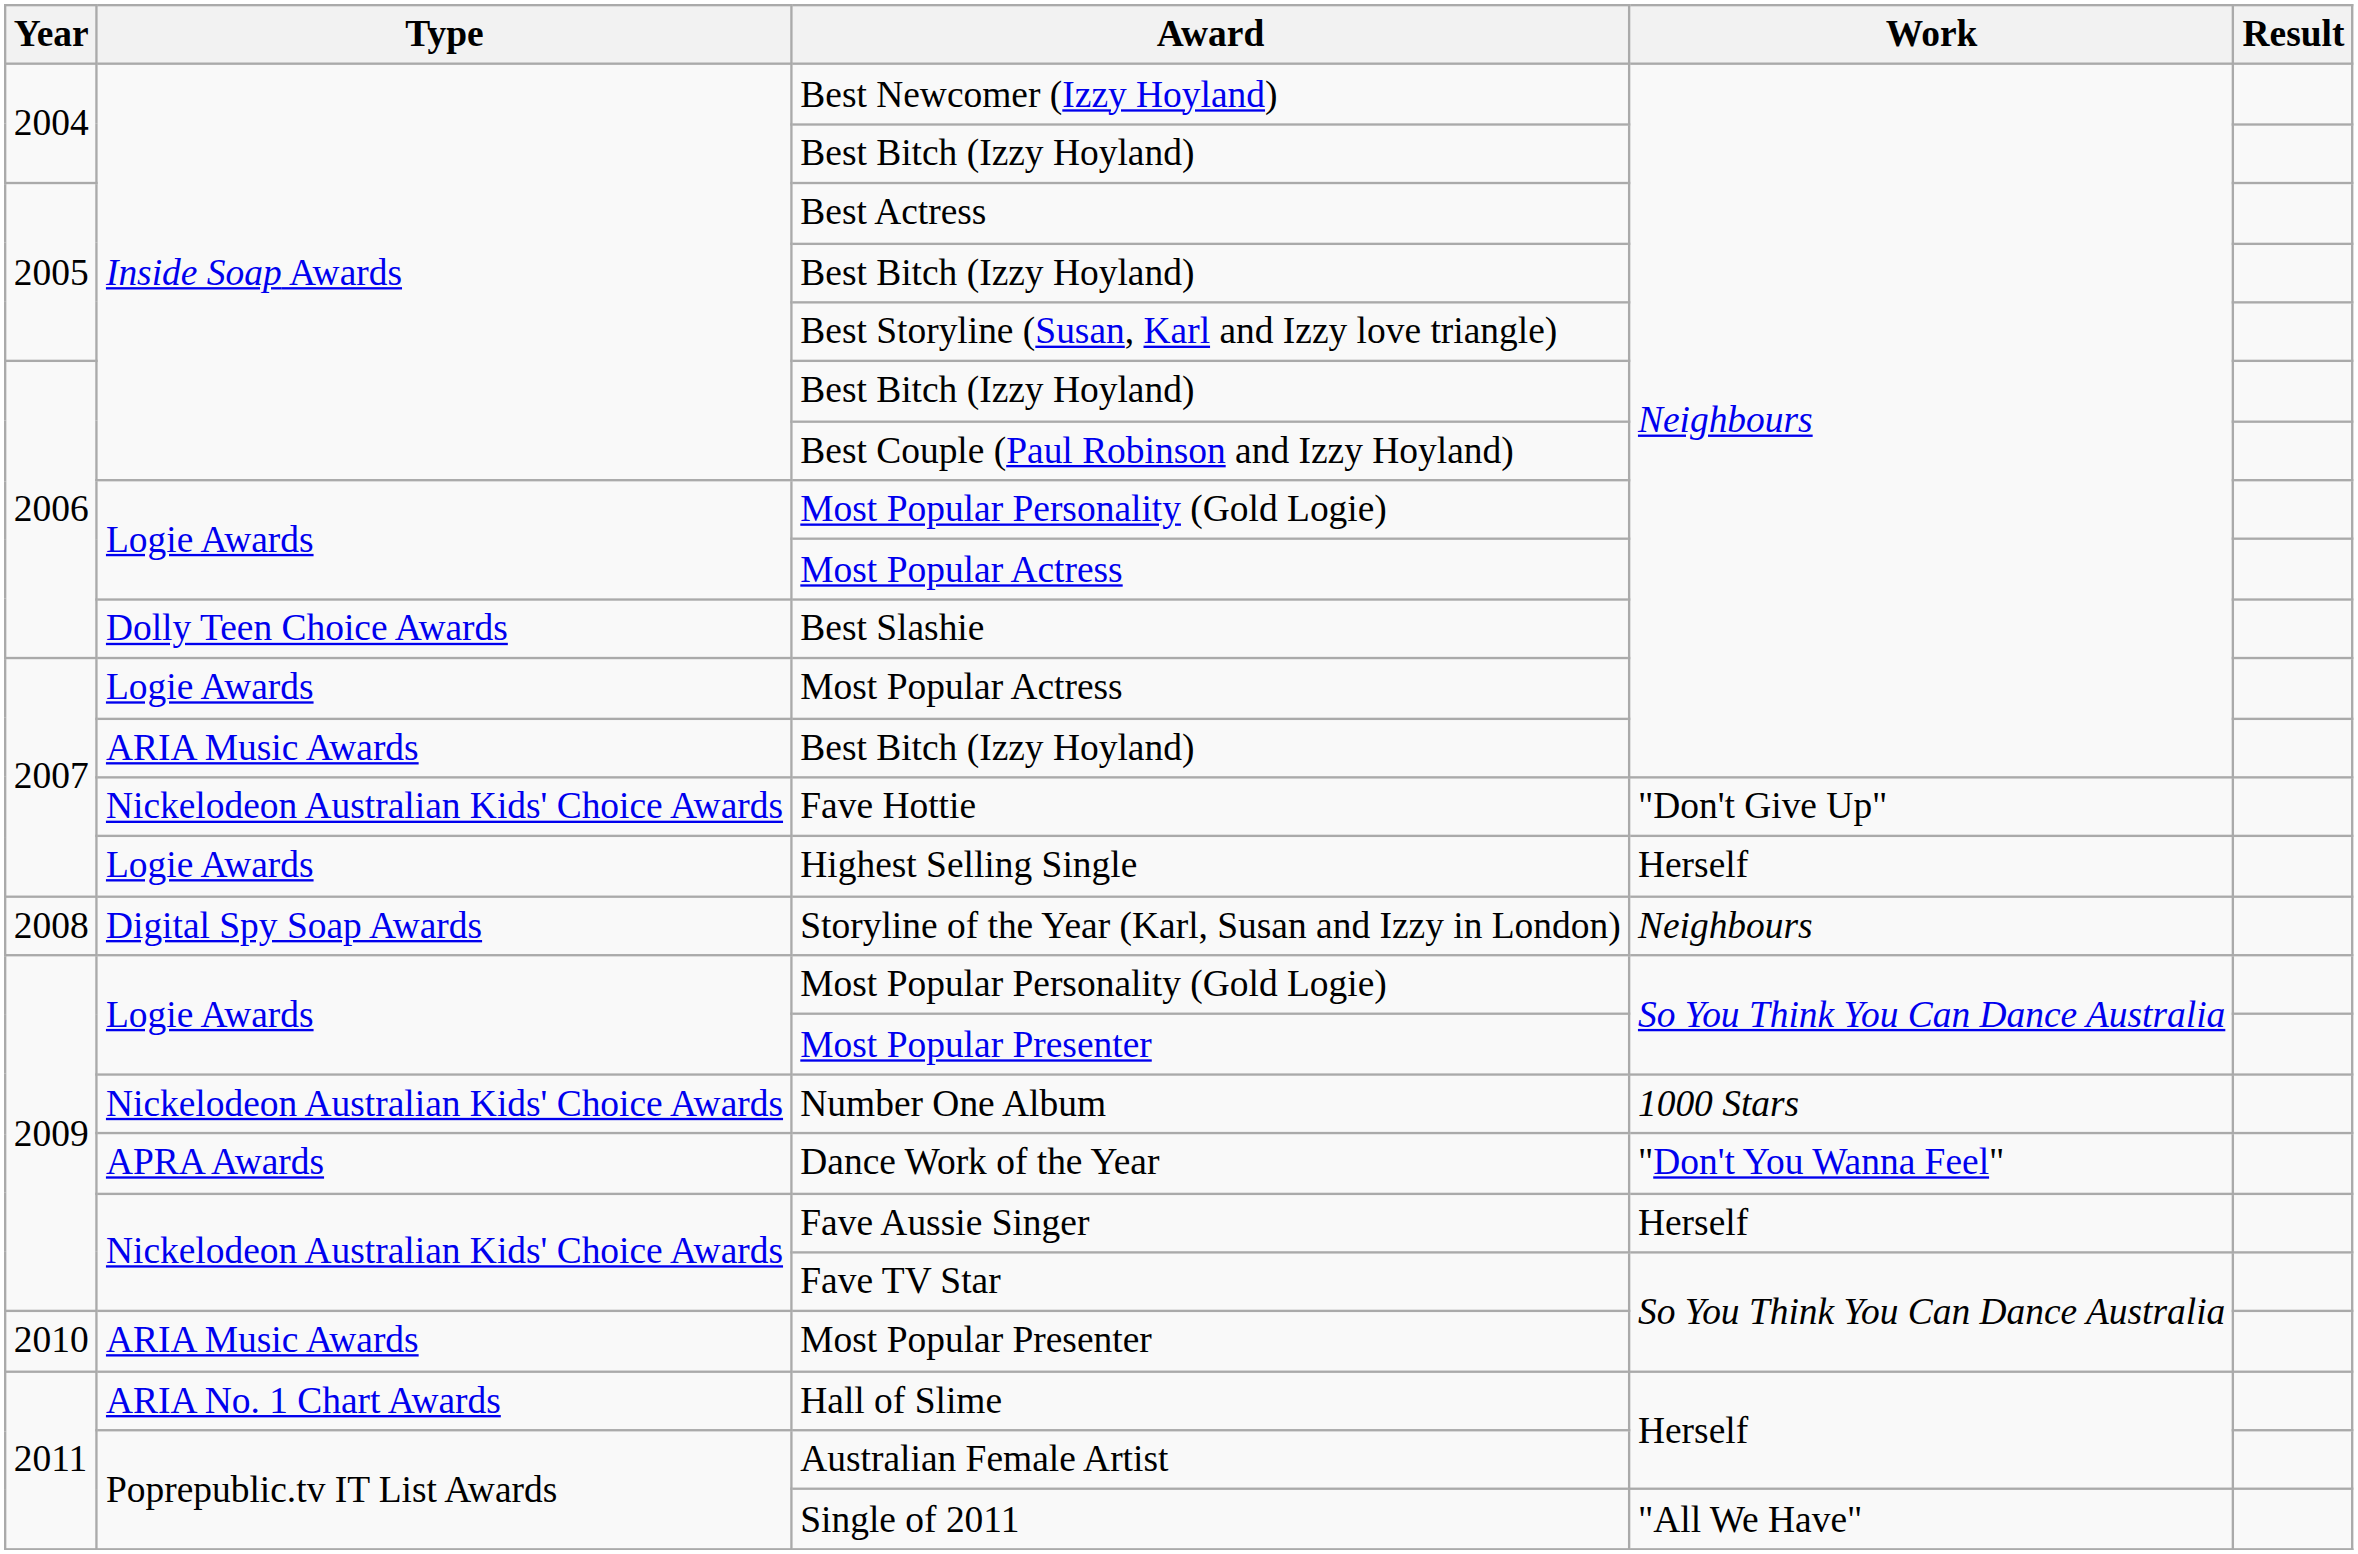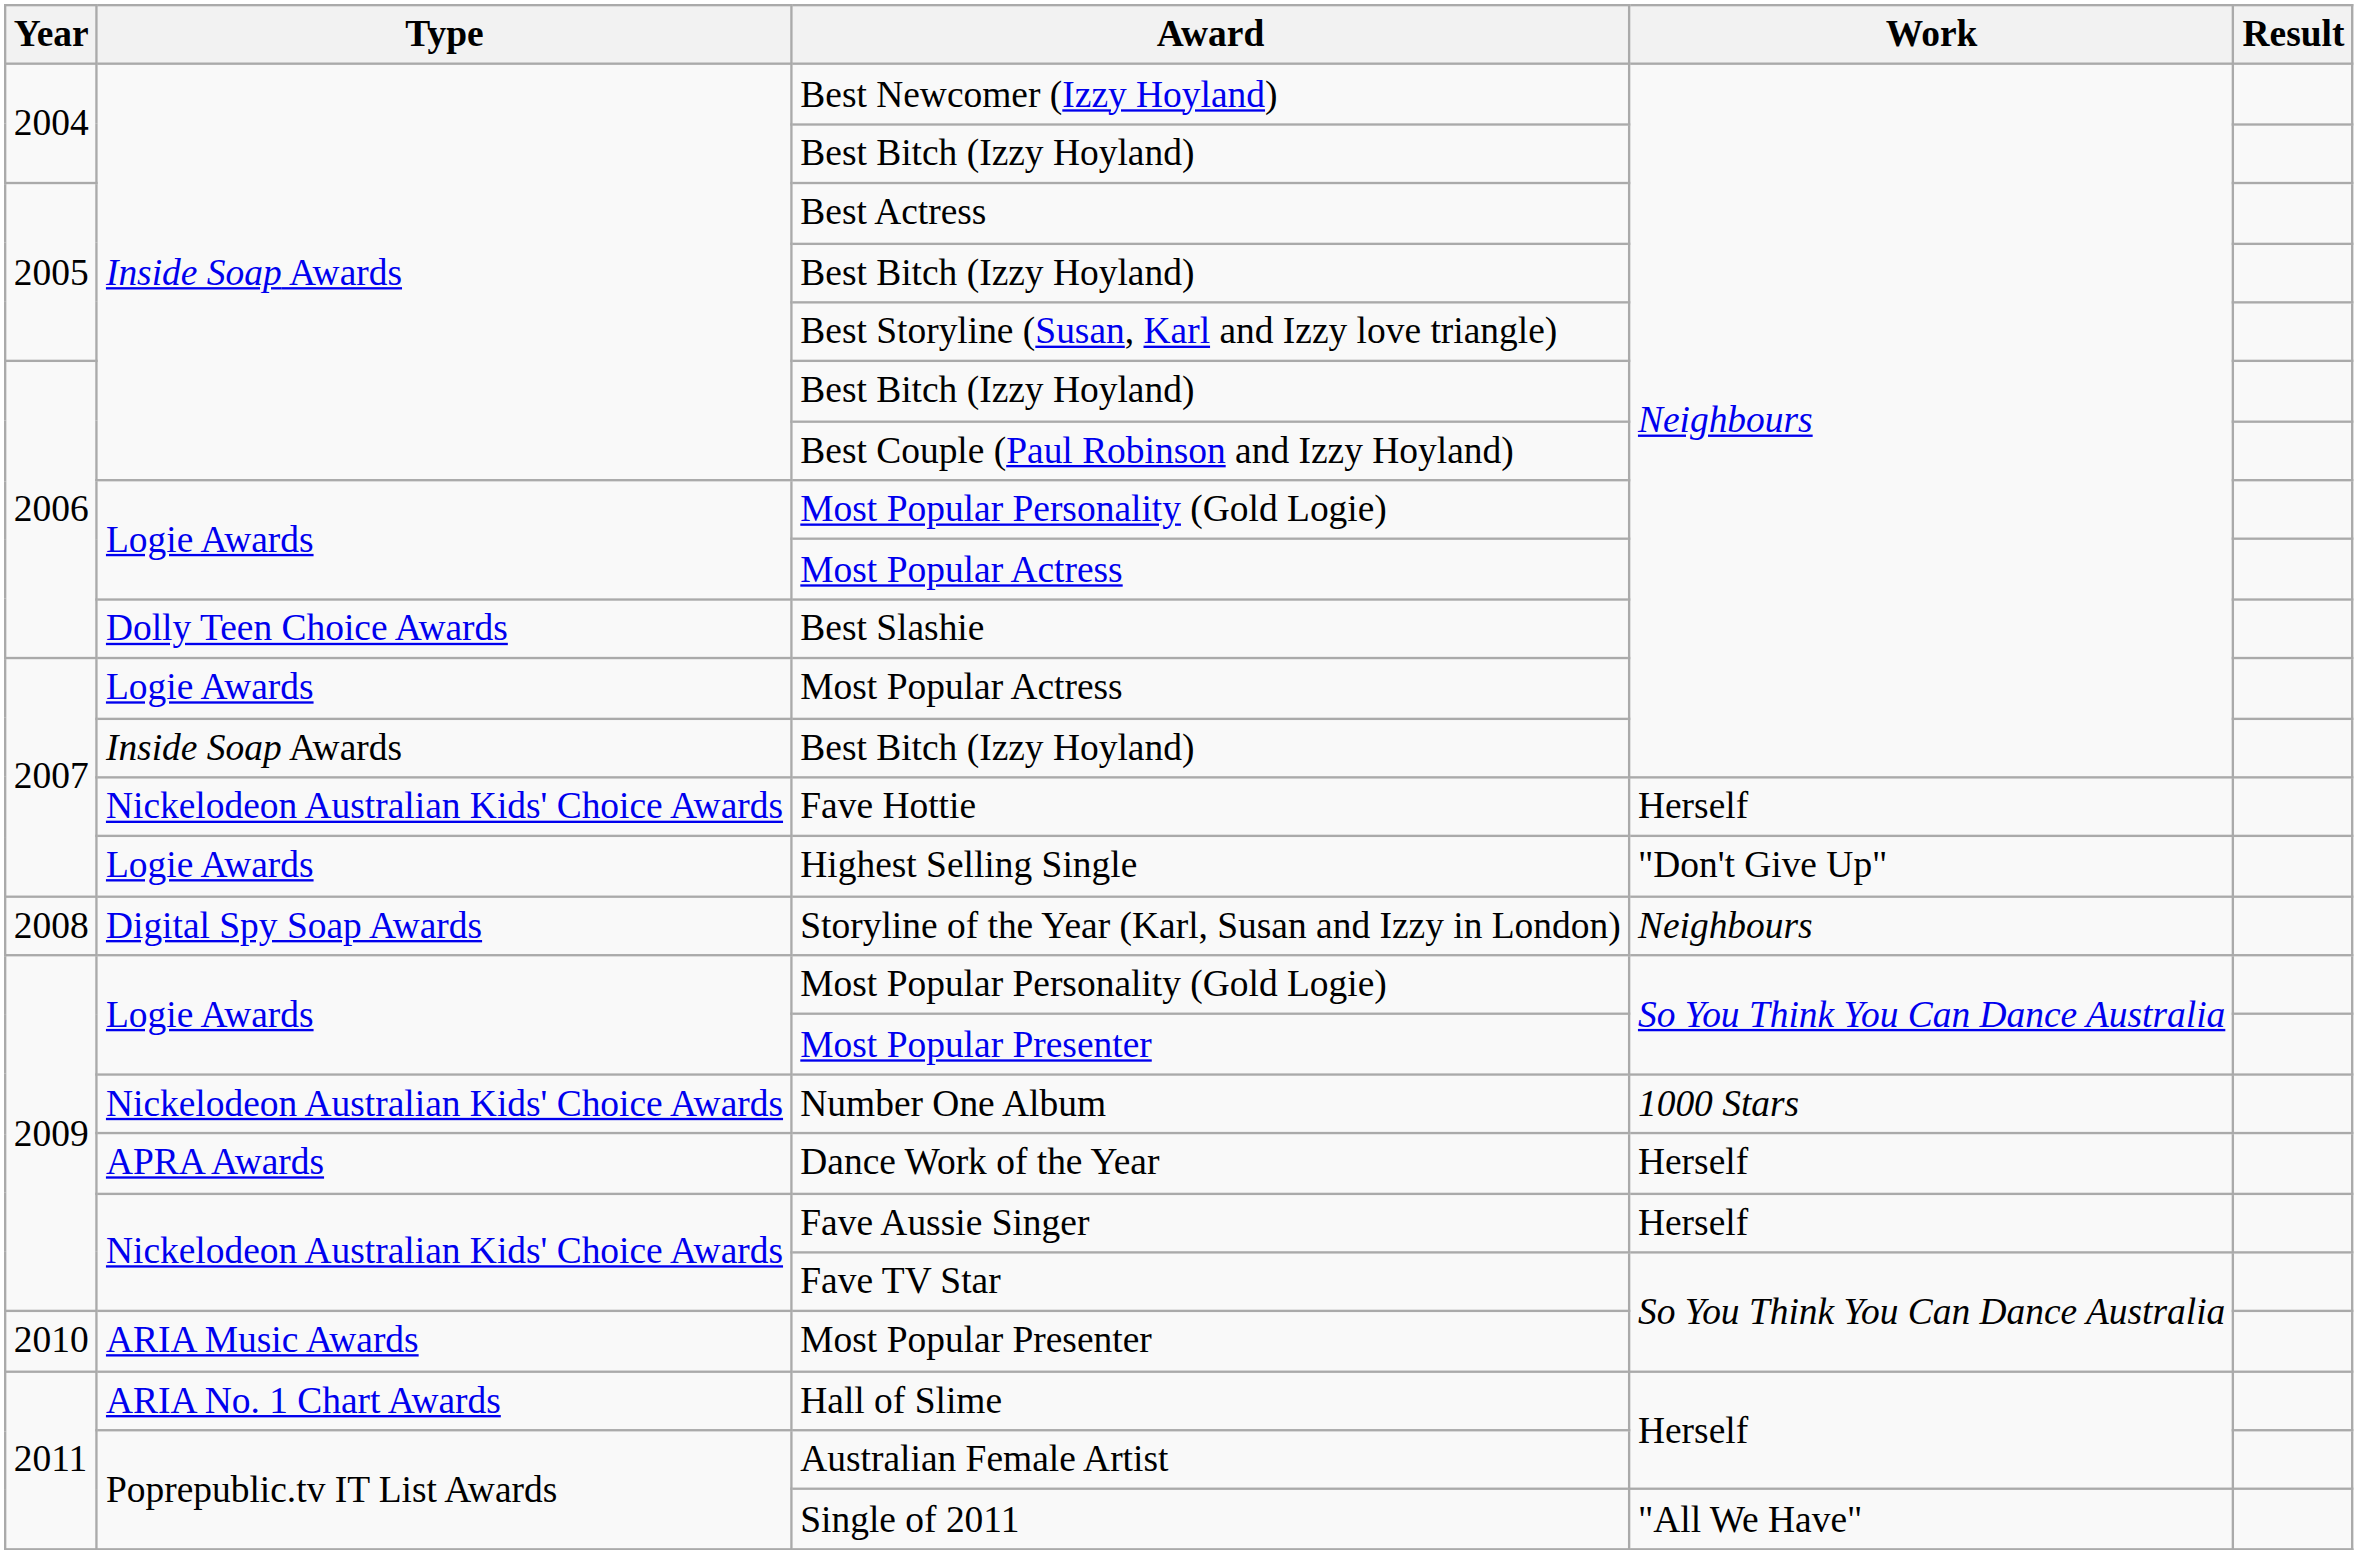(262, 746) ARIA Music Awards -> (254, 746) Inside Soap Awards
(1763, 806) "Don't Give Up" -> (1693, 806) Herself
(1693, 865) Herself -> (1763, 865) "Don't Give Up"
(1821, 1162) "Don't You Wanna Feel" -> (1693, 1162) Herself
